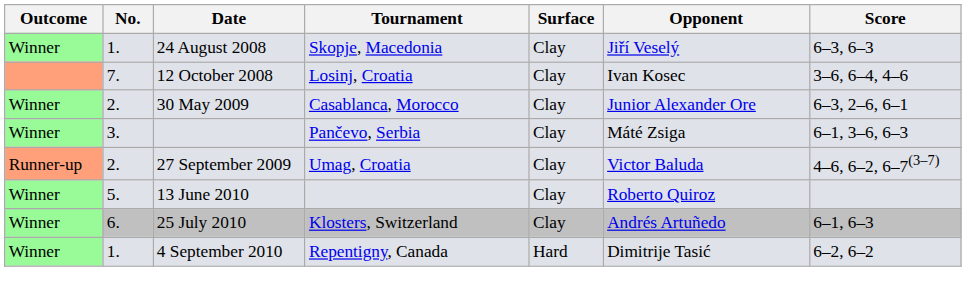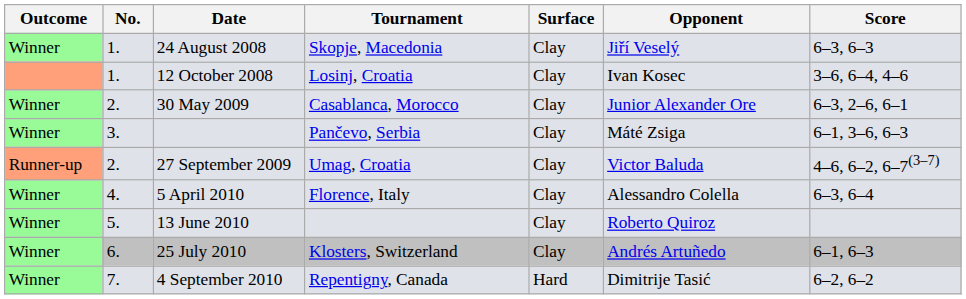(113, 76) 7. -> (113, 76) 1.
+ row: (201, 194)
(113, 251) 1. -> (113, 280) 7.
